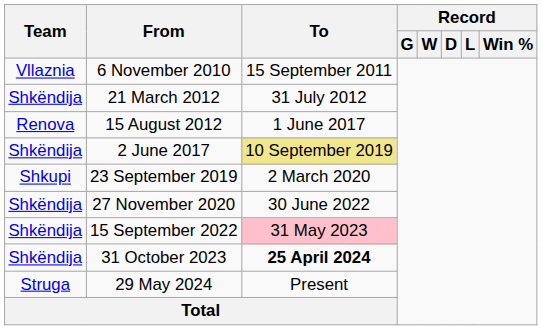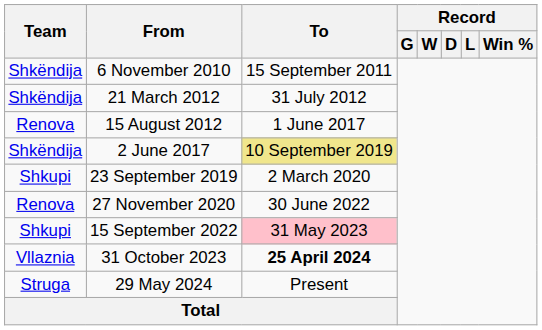(45, 71) Vllaznia -> (45, 71) Shkëndija
(45, 204) Shkëndija -> (45, 204) Renova
(45, 230) Shkëndija -> (45, 230) Shkupi
(45, 257) Shkëndija -> (45, 257) Vllaznia
